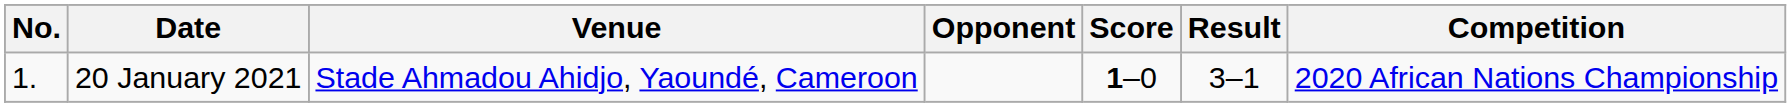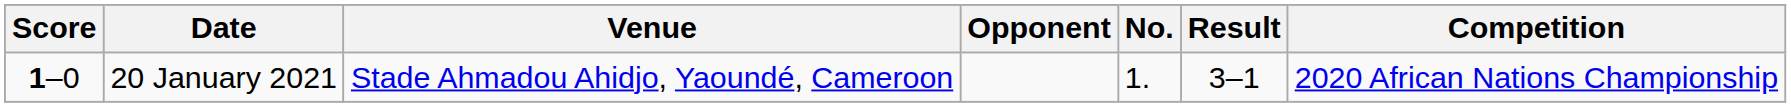columns swapped: (36, 28) <-> (1132, 28)
